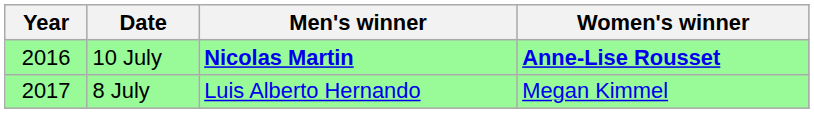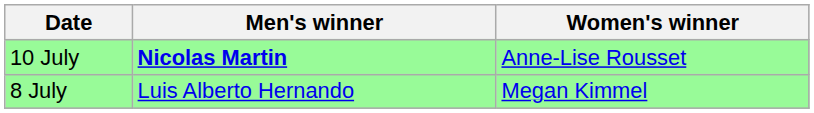- column: (46, 22)
(621, 57) bold -> (594, 57) normal
